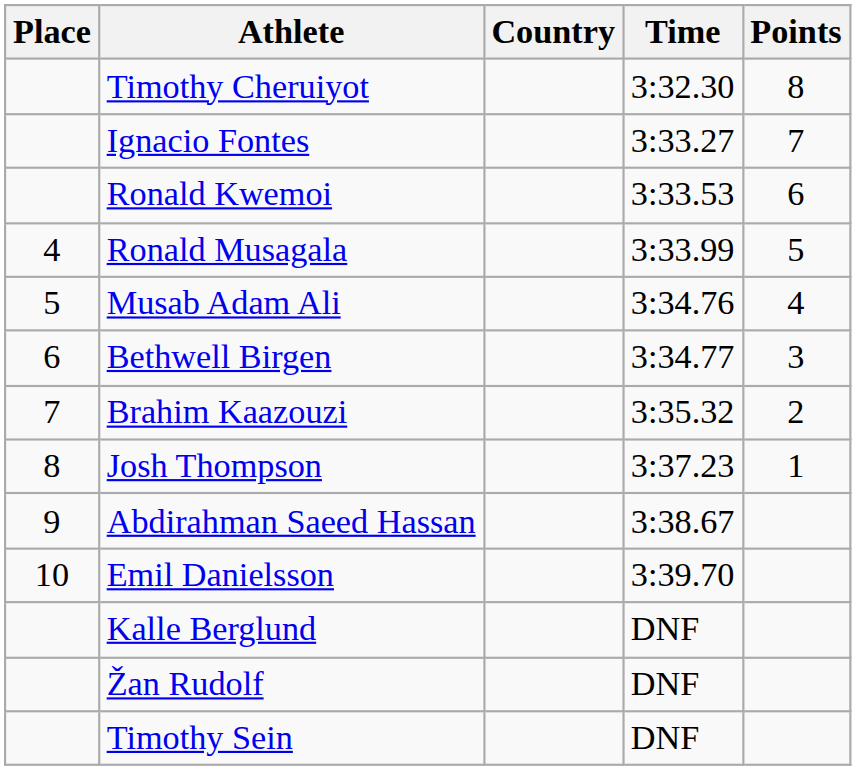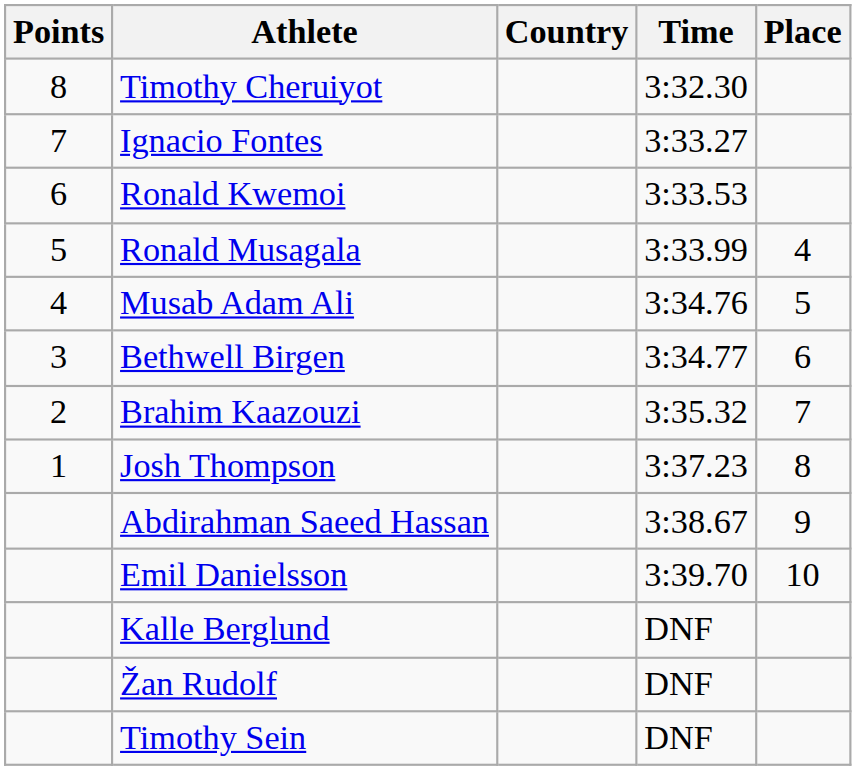columns swapped: (52, 31) <-> (796, 31)
